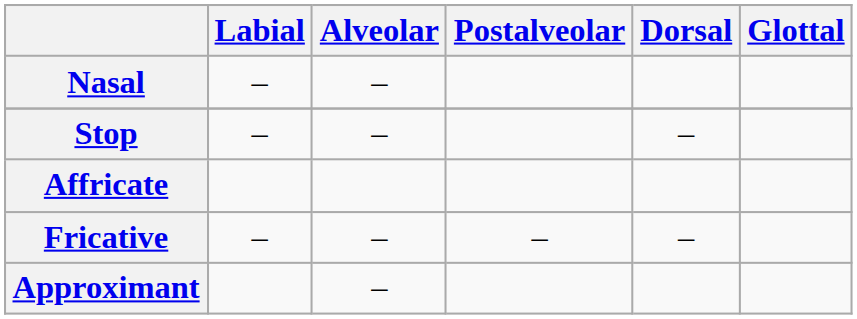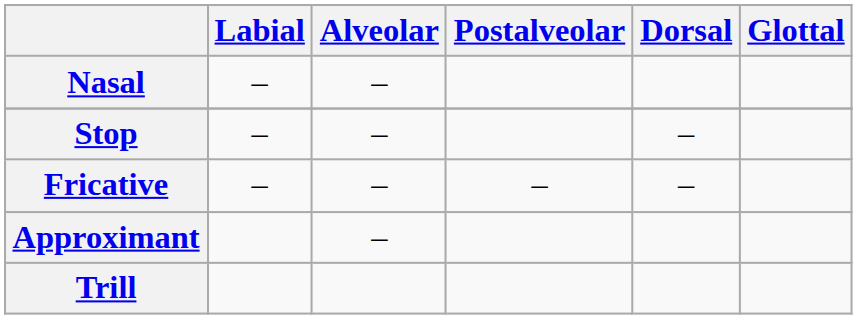- row: (106, 184)
+ row: (106, 287)
